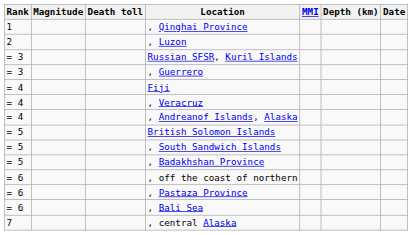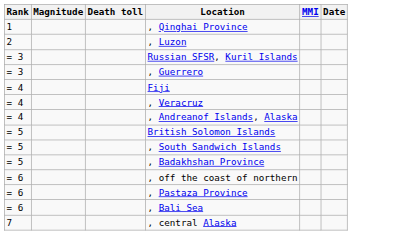- column: (351, 12)
